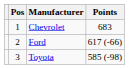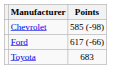- column: (17, 12)
(105, 27) 683 -> (87, 27) 585 (-98)
(105, 57) 585 (-98) -> (87, 57) 683
